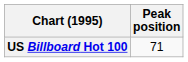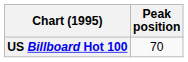(157, 47) 71 -> (157, 47) 70
